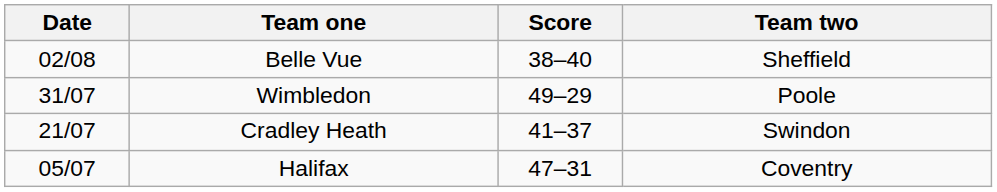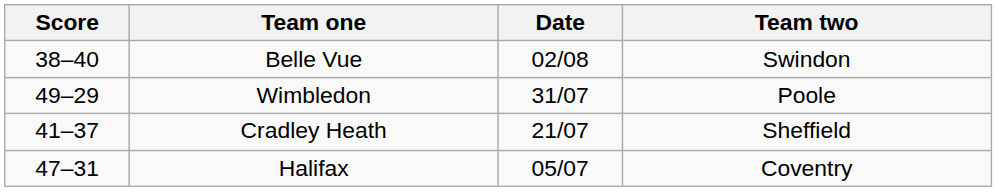columns swapped: (67, 22) <-> (560, 22)
(807, 58) Sheffield -> (807, 58) Swindon
(807, 131) Swindon -> (807, 131) Sheffield
